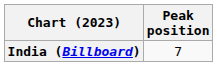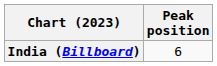(178, 51) 7 -> (178, 51) 6
